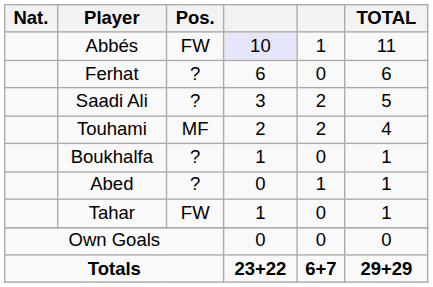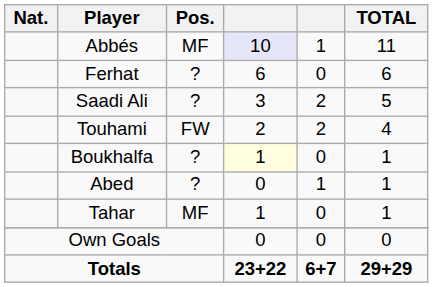(195, 45) FW -> (195, 45) MF
(195, 129) MF -> (195, 129) FW
(260, 156) no background -> (260, 156) lightyellow background
(195, 212) FW -> (195, 212) MF
